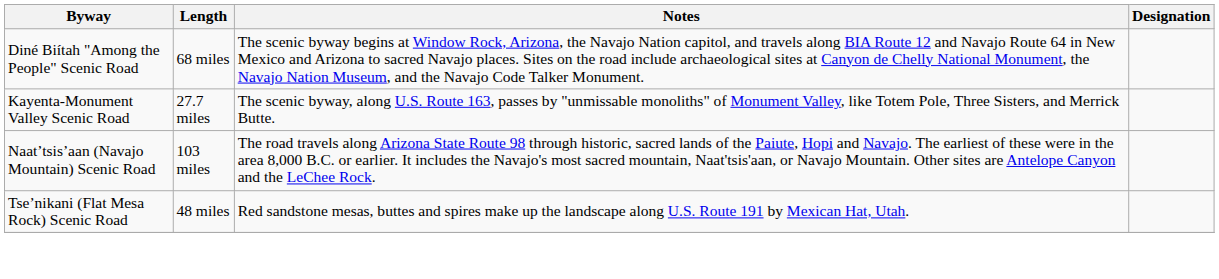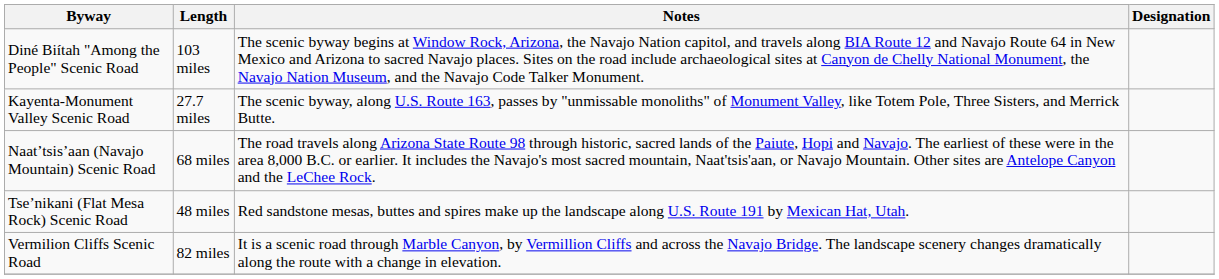(203, 58) 68 miles -> (193, 58) 103 miles
(193, 160) 103 miles -> (203, 160) 68 miles
+ row: (81, 253)
